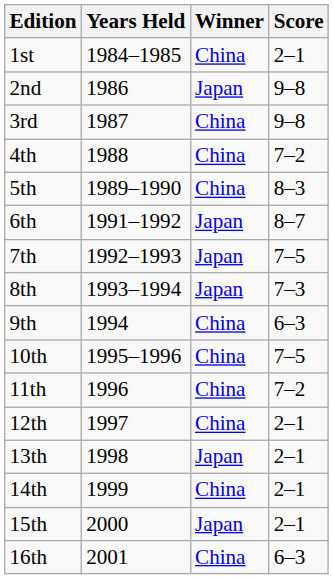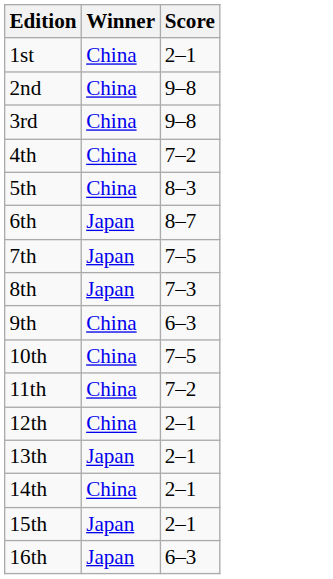- column: (136, 21)
(219, 88) Japan -> (111, 88) China
(220, 557) China -> (110, 557) Japan
